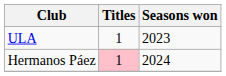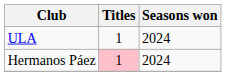(156, 37) 2023 -> (156, 37) 2024
